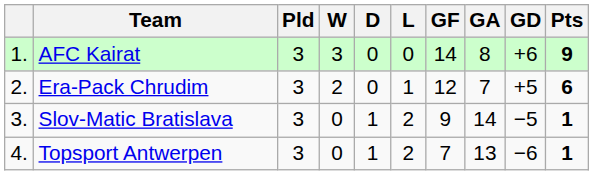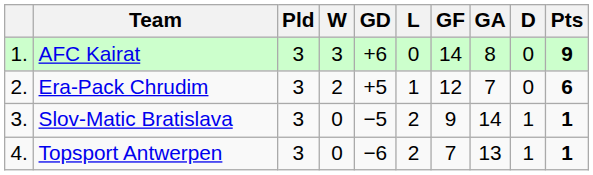columns swapped: (373, 20) <-> (526, 20)
